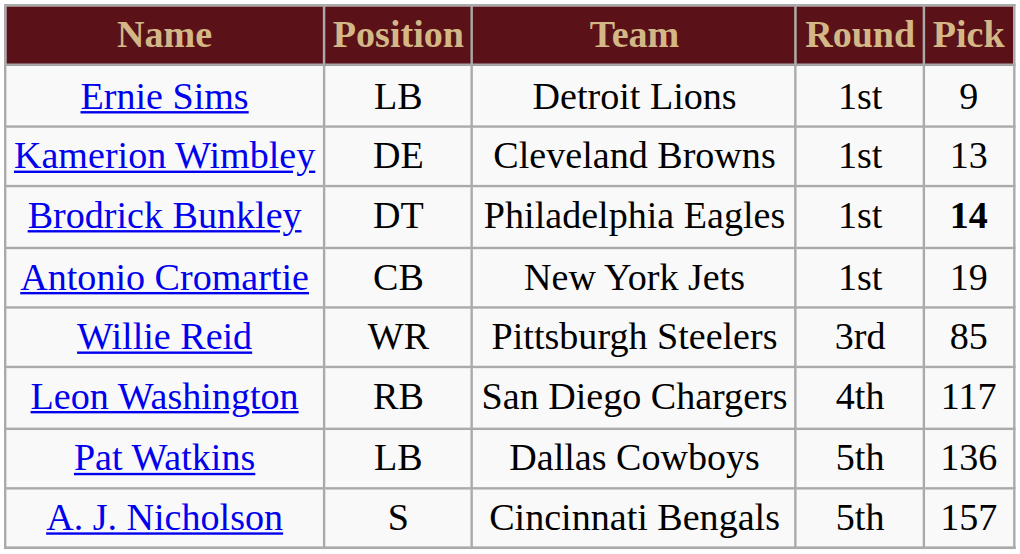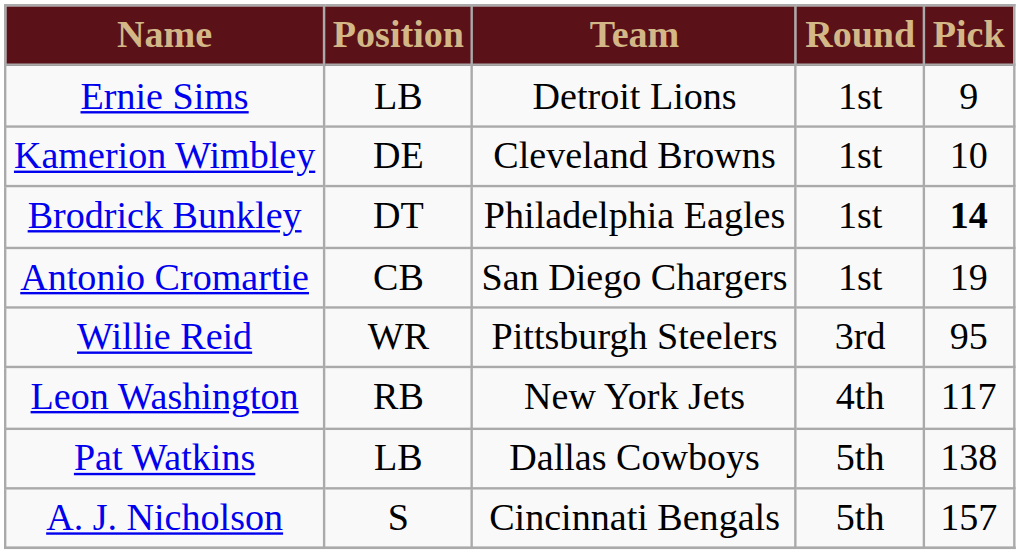(969, 155) 13 -> (969, 155) 10
(635, 276) New York Jets -> (635, 276) San Diego Chargers
(969, 336) 85 -> (969, 336) 95
(635, 397) San Diego Chargers -> (635, 397) New York Jets
(969, 457) 136 -> (969, 457) 138
